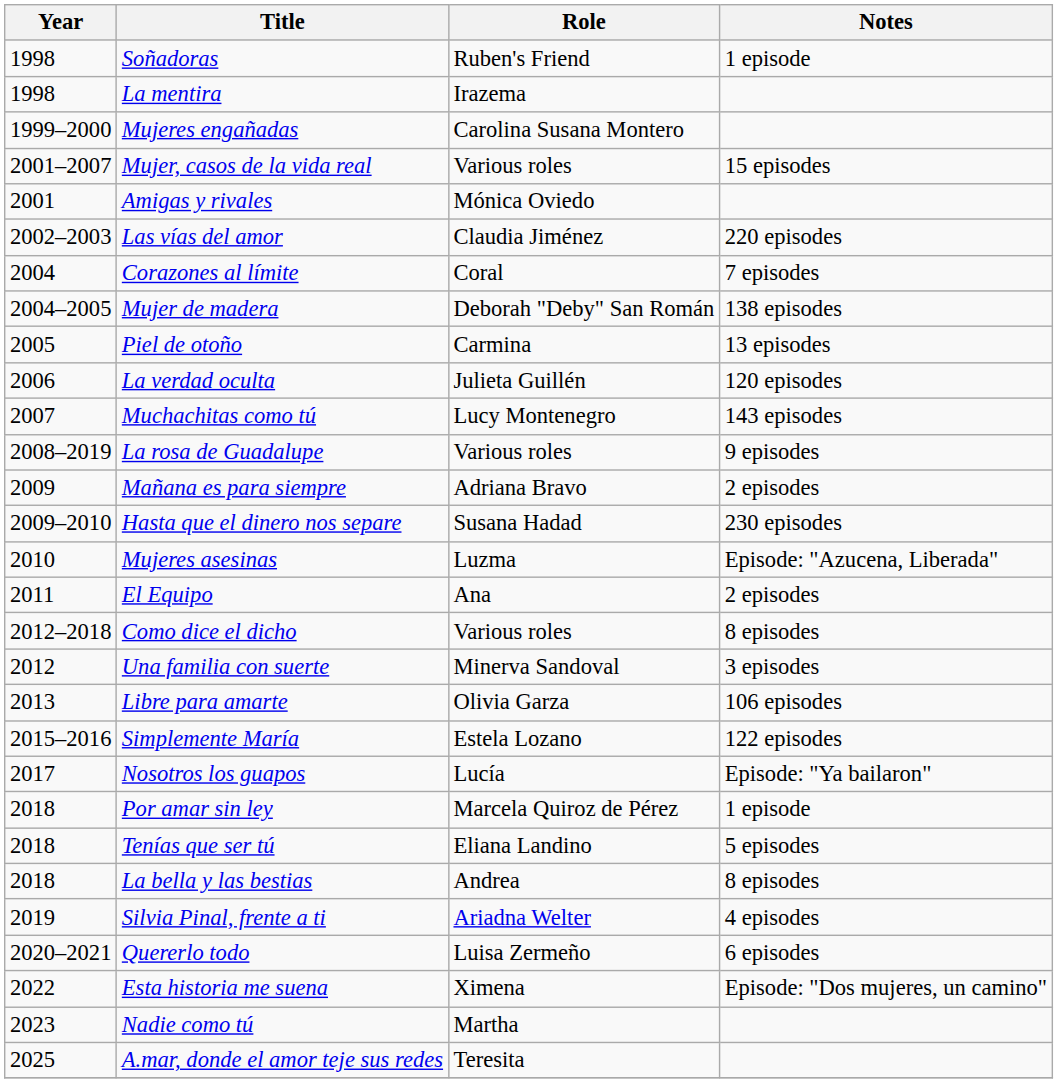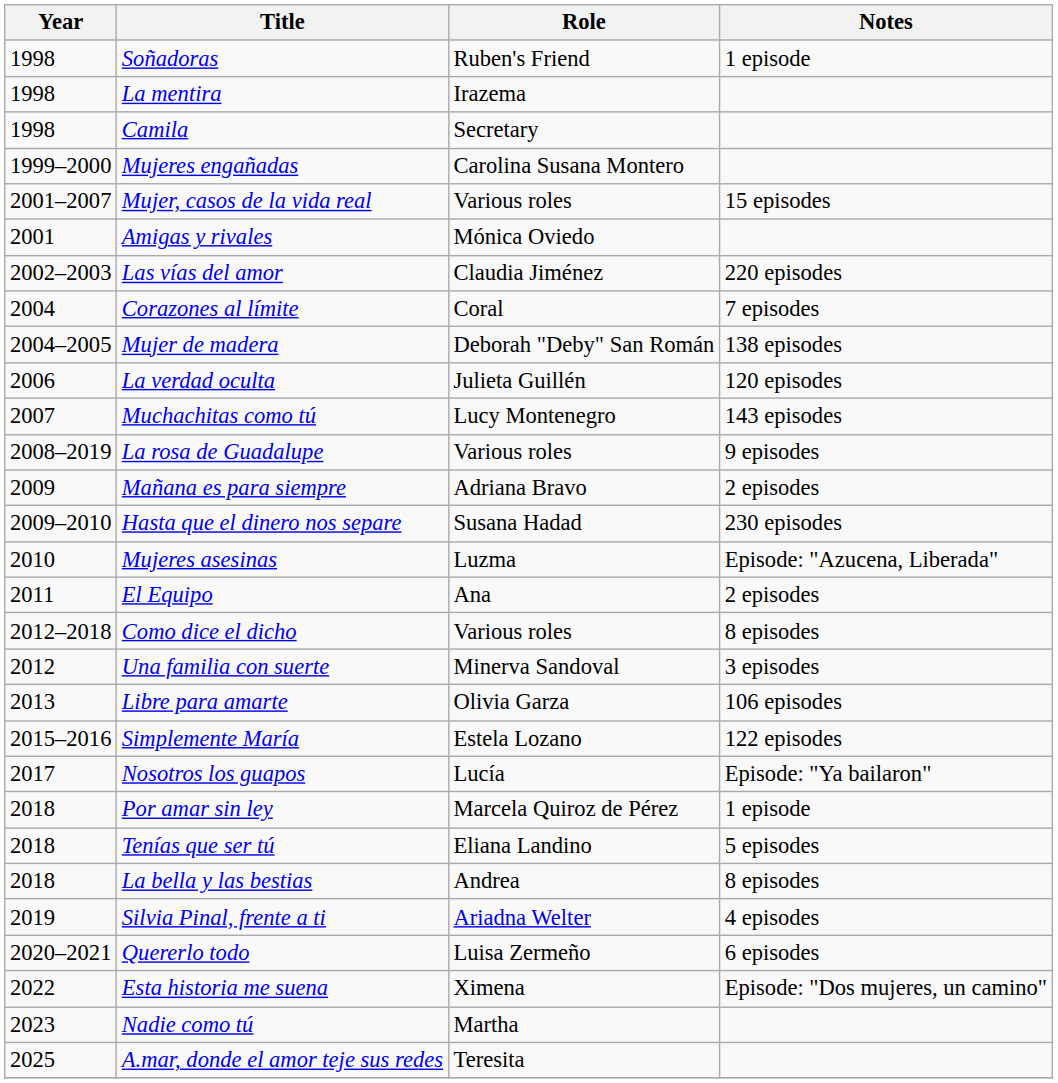+ row: (155, 129)
- row: (182, 344)
